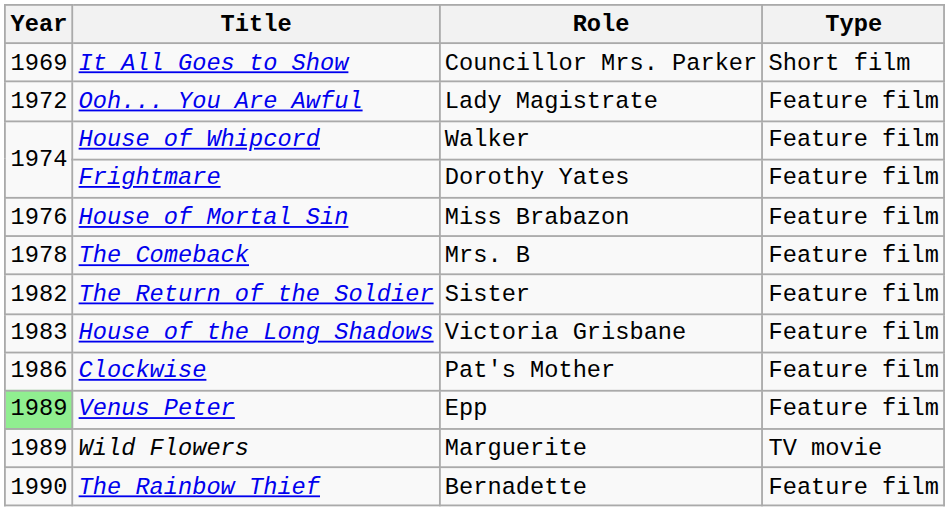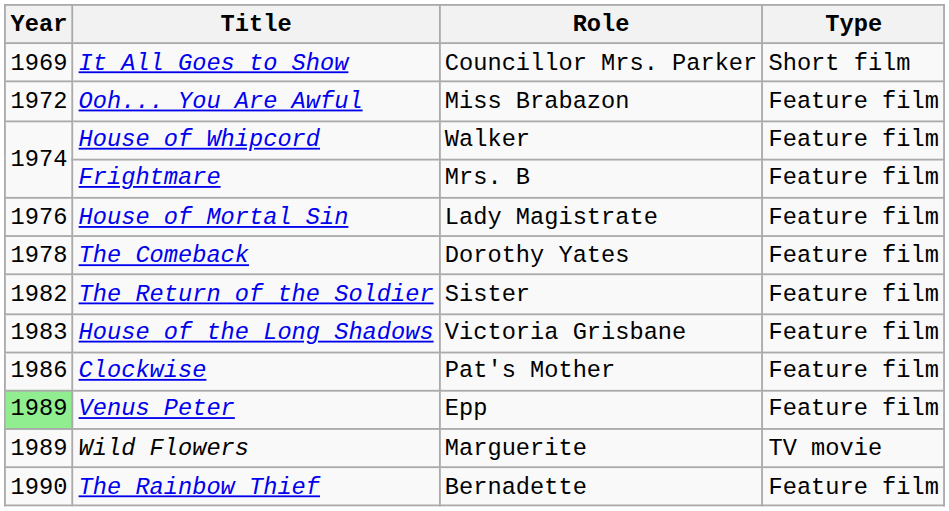(551, 101) Lady Magistrate -> (537, 101) Miss Brabazon
(537, 178) Dorothy Yates -> (487, 178) Mrs. B
(537, 217) Miss Brabazon -> (551, 217) Lady Magistrate
(487, 256) Mrs. B -> (537, 256) Dorothy Yates
